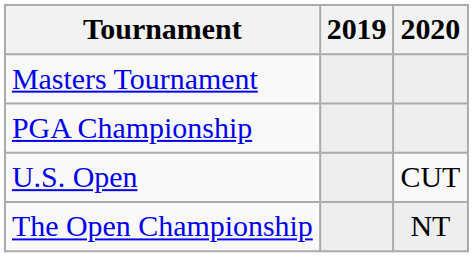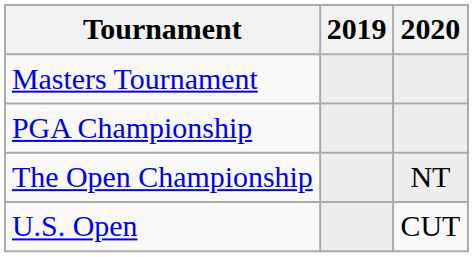rows swapped: (75, 177) <-> (162, 226)
